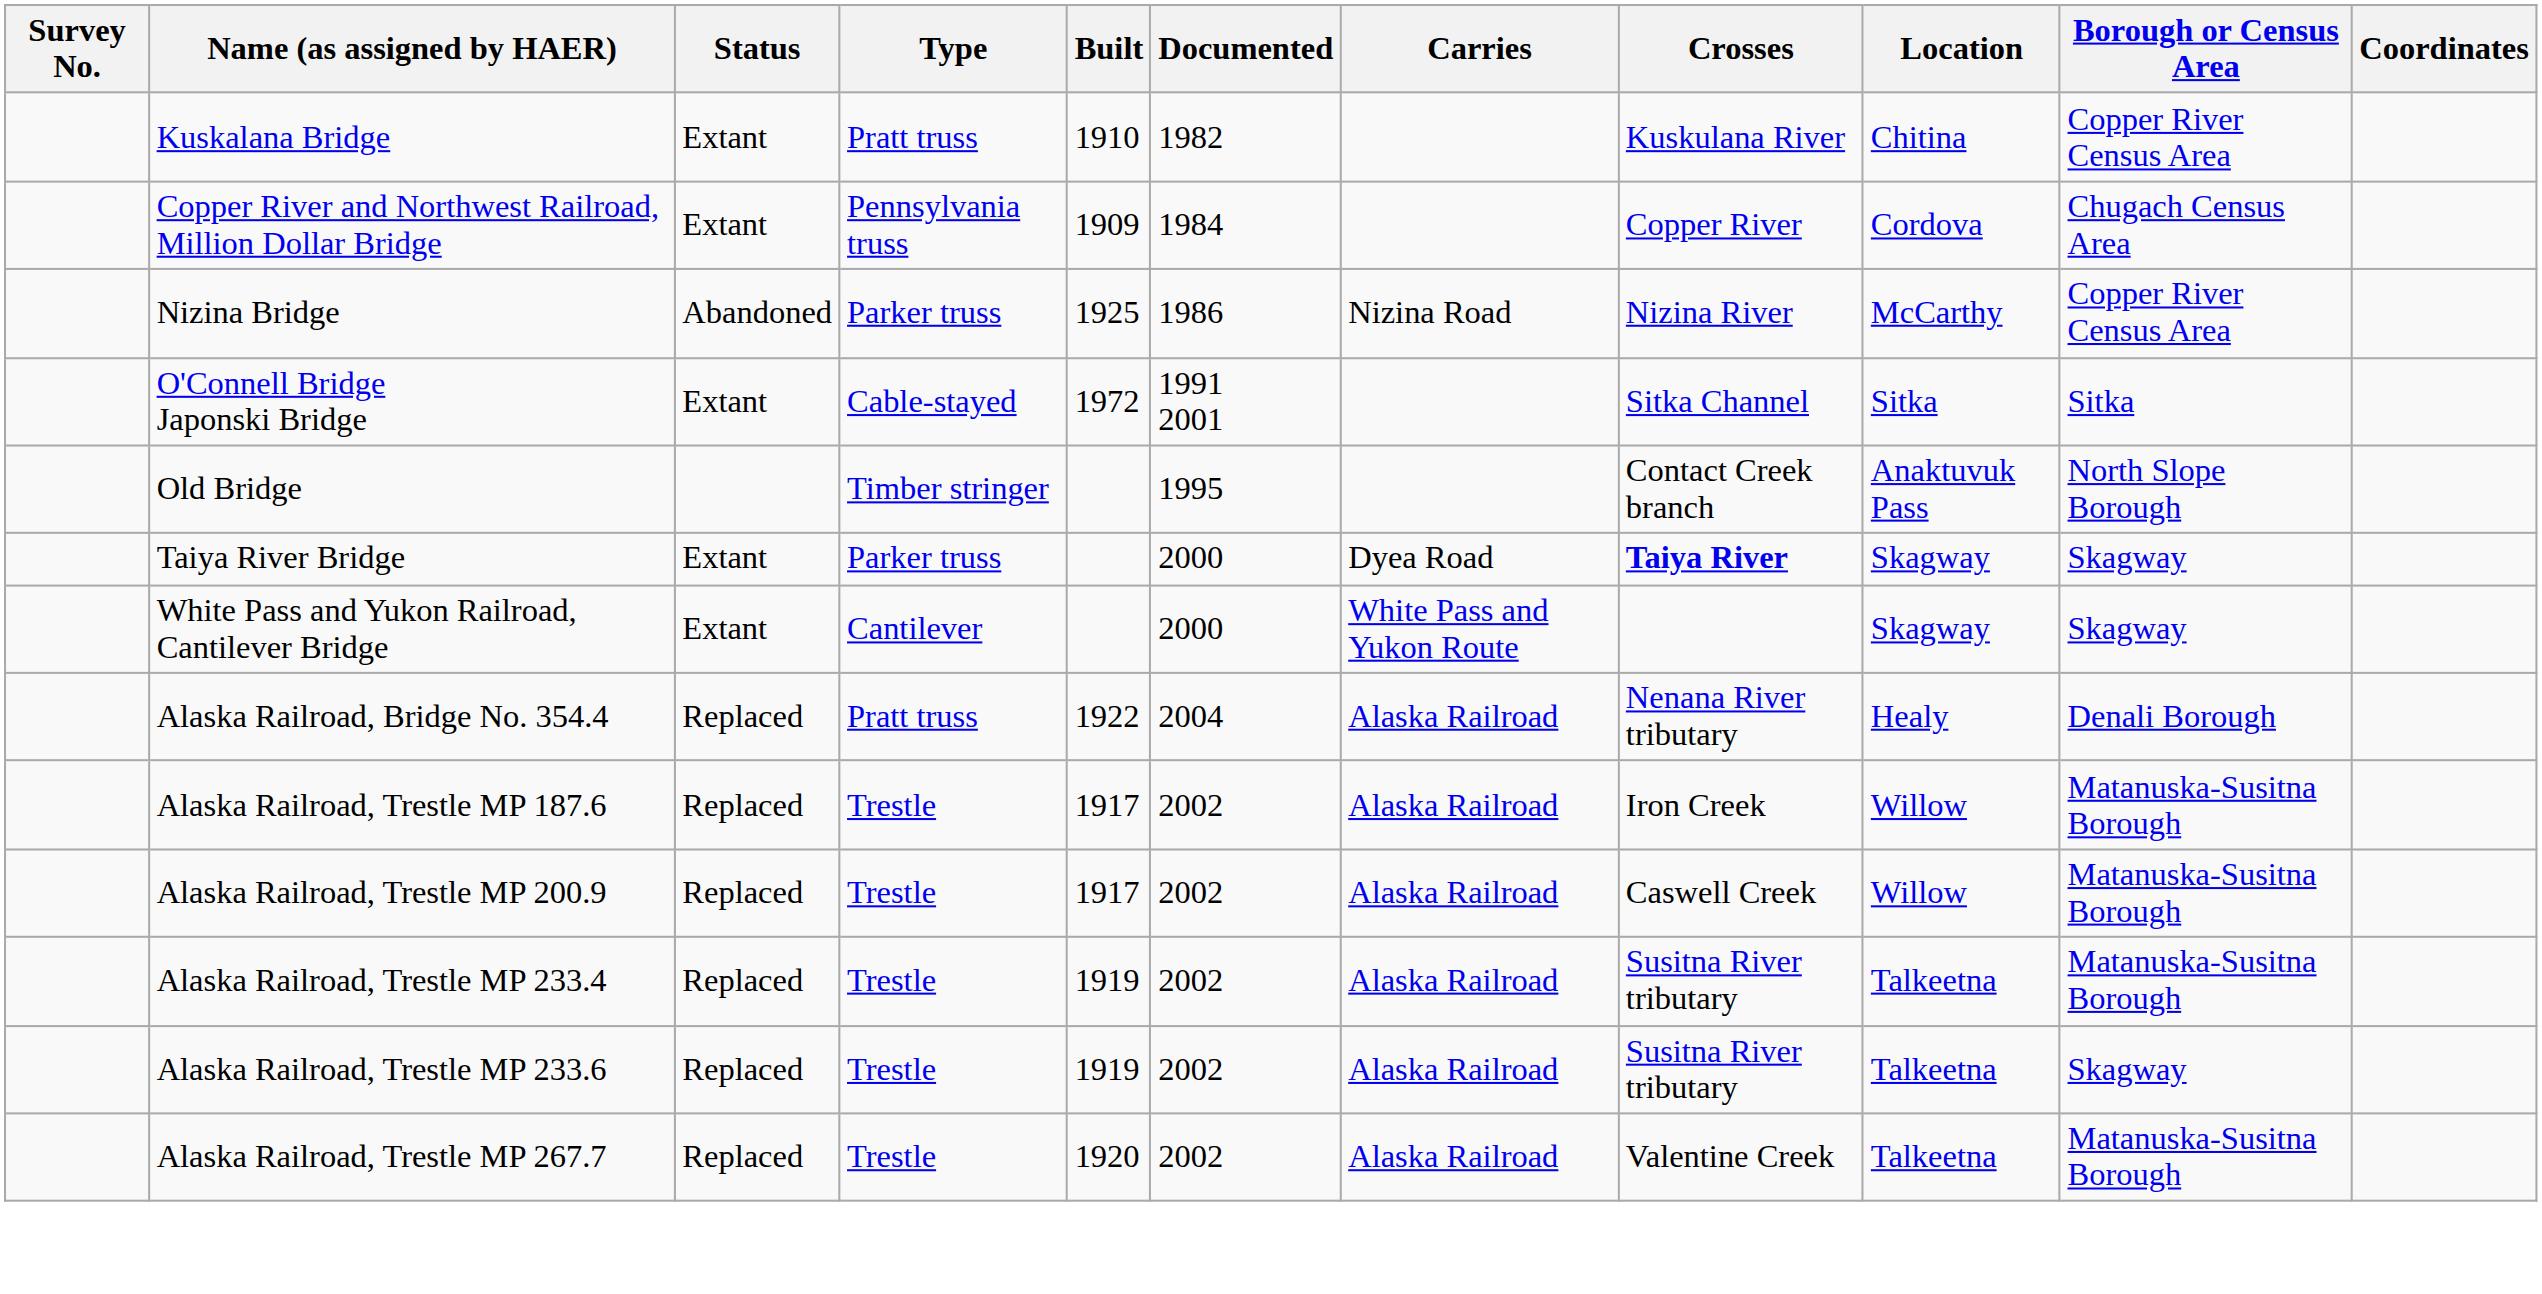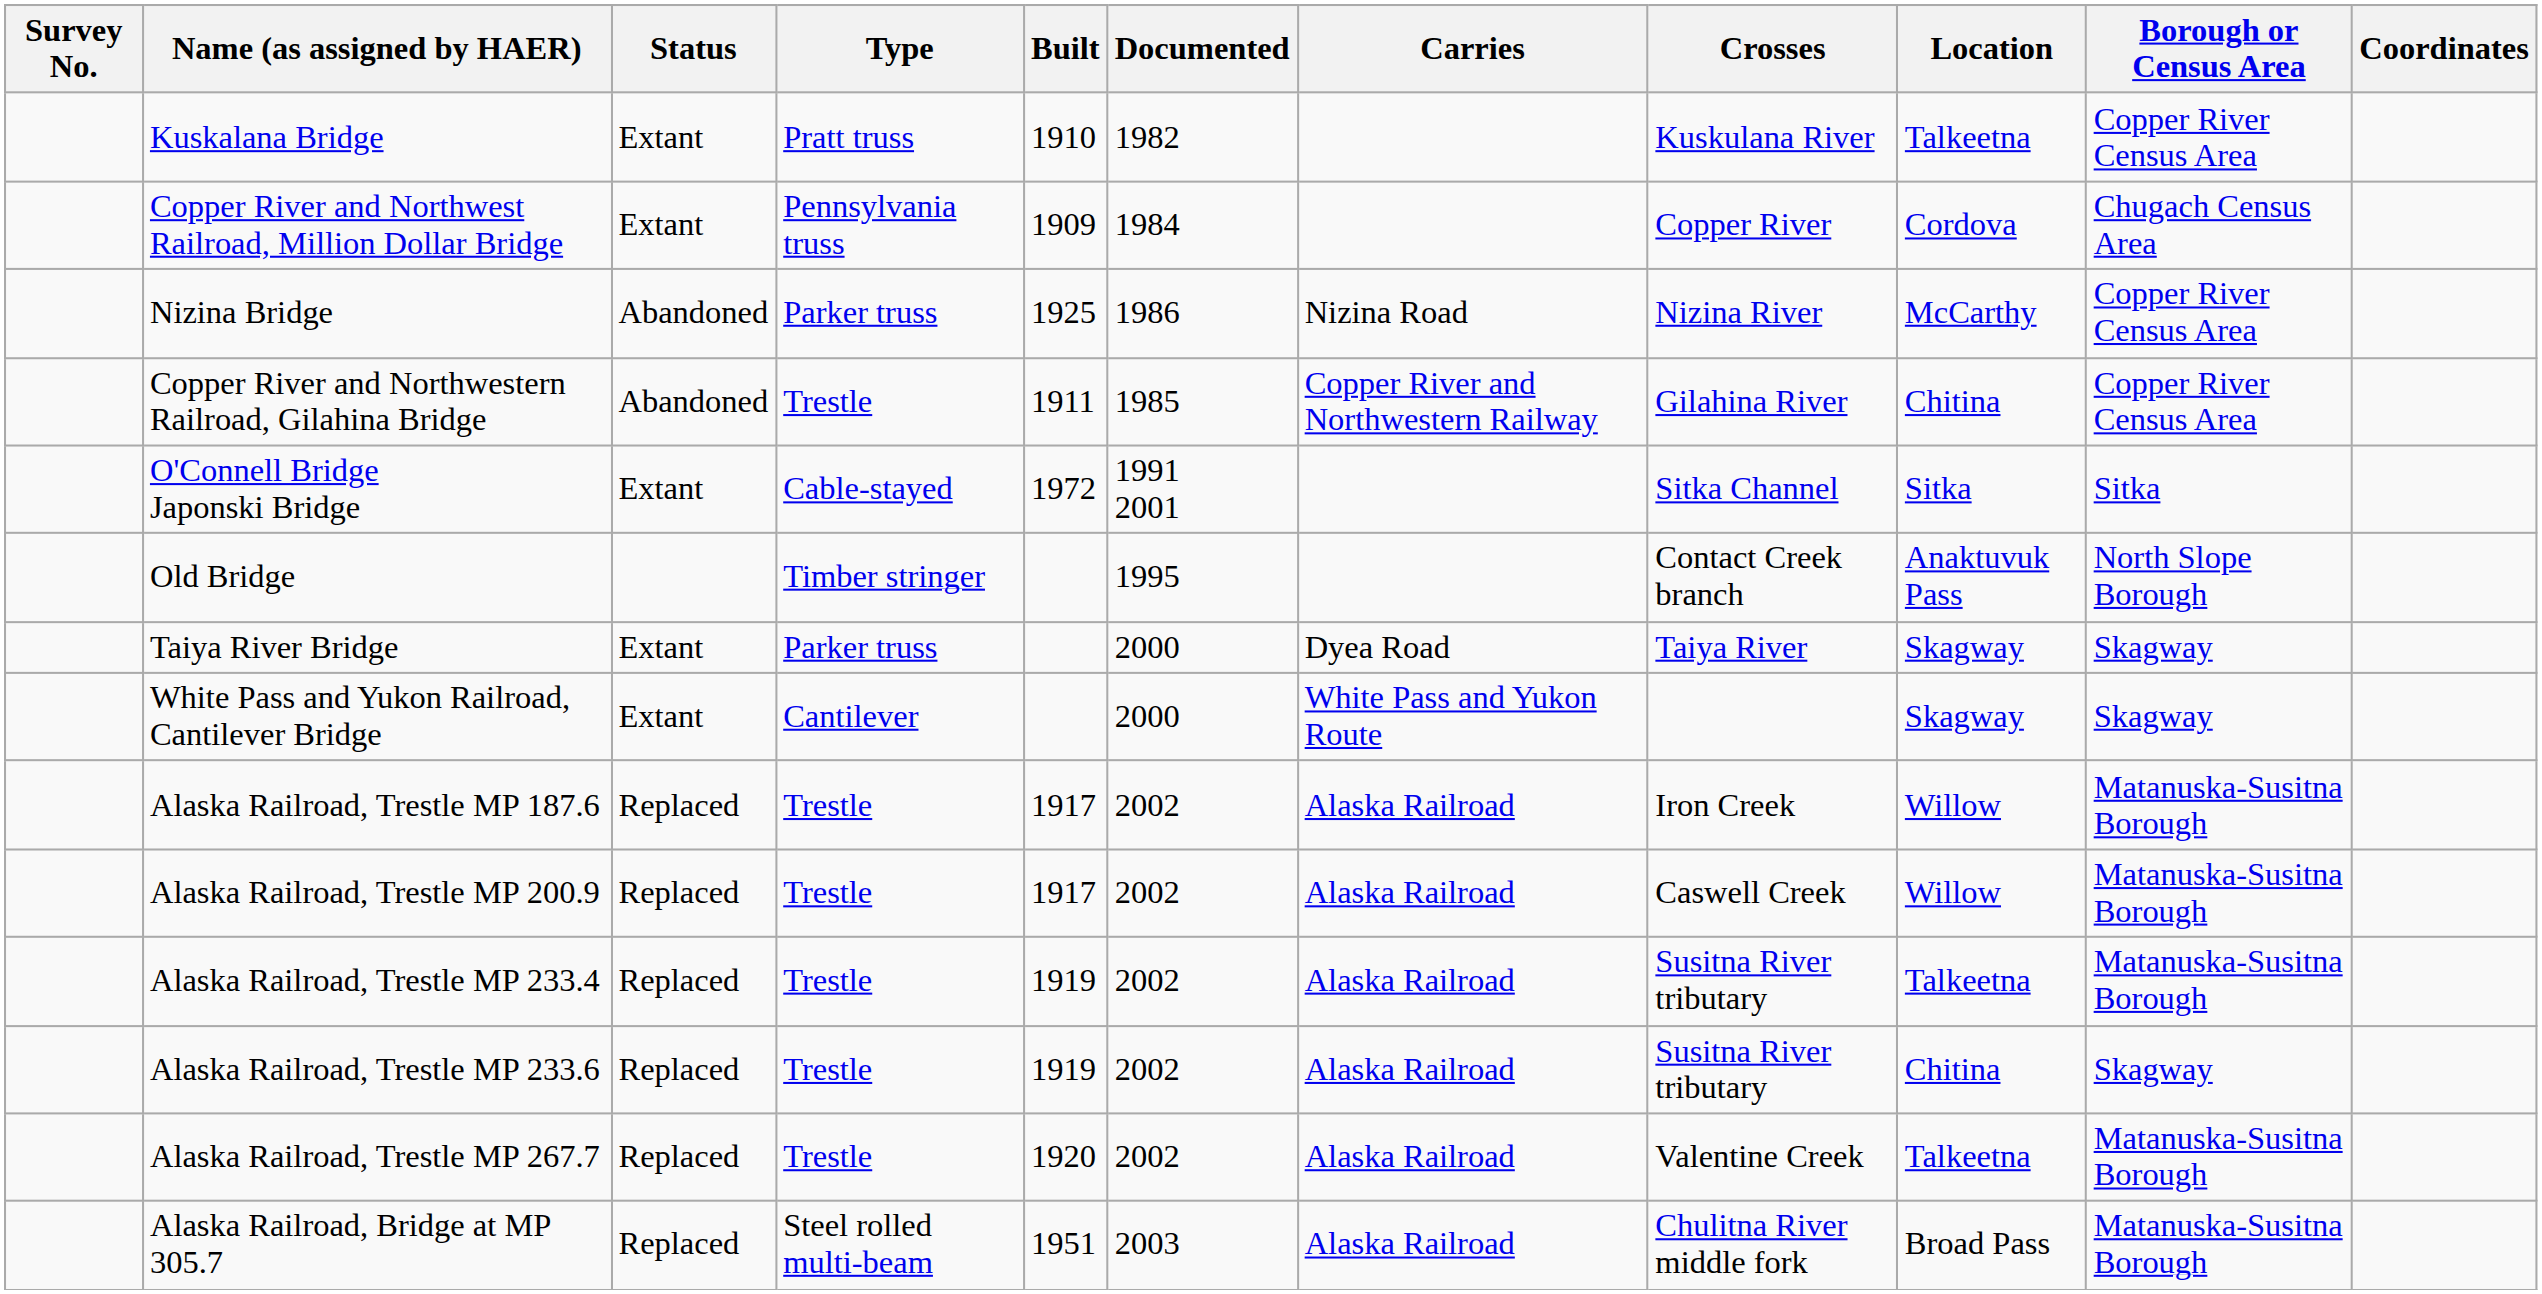(1919, 136) Chitina -> (1968, 136) Talkeetna
+ row: (358, 400)
(1707, 558) bold -> (1731, 646) normal
- row: (383, 716)
(1934, 1068) Talkeetna -> (1953, 1068) Chitina
+ row: (351, 1244)
